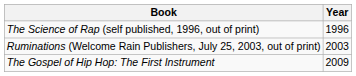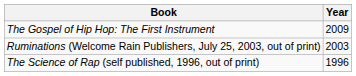rows swapped: (133, 29) <-> (111, 63)
